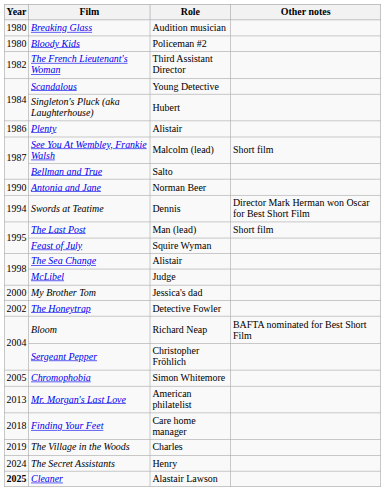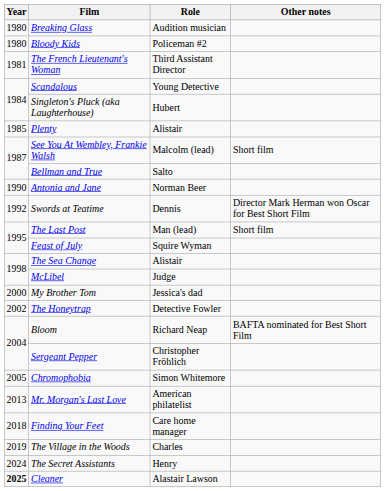(17, 65) 1982 -> (17, 65) 1981
(17, 129) 1986 -> (17, 129) 1985
(17, 208) 1994 -> (17, 208) 1992
